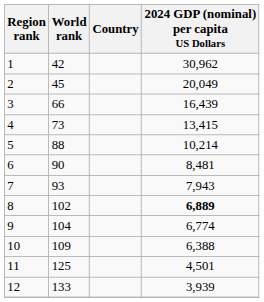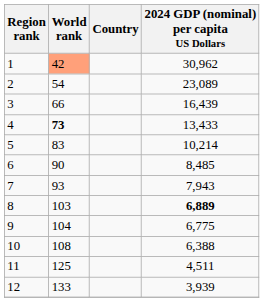(58, 63) no background -> (58, 63) lightsalmon background
(58, 84) 45 -> (58, 84) 54
(200, 84) 20,049 -> (200, 84) 23,089
(58, 124) normal -> (58, 124) bold
(200, 124) 13,415 -> (200, 124) 13,433
(58, 144) 88 -> (58, 144) 83
(200, 165) 8,481 -> (200, 165) 8,485
(61, 205) 102 -> (61, 205) 103
(200, 226) 6,774 -> (200, 226) 6,775
(61, 246) 109 -> (61, 246) 108
(200, 266) 4,501 -> (200, 266) 4,511
